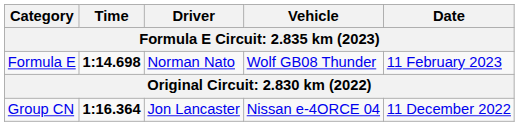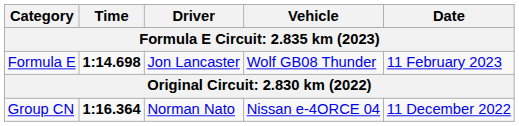(191, 62) Norman Nato -> (194, 62) Jon Lancaster
(194, 109) Jon Lancaster -> (191, 109) Norman Nato
